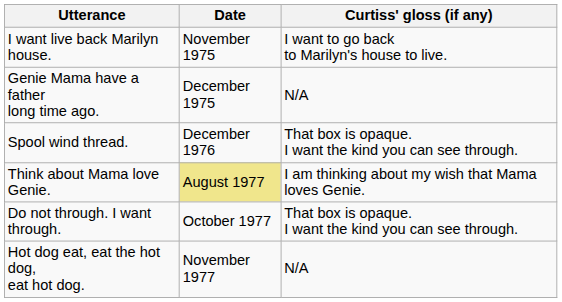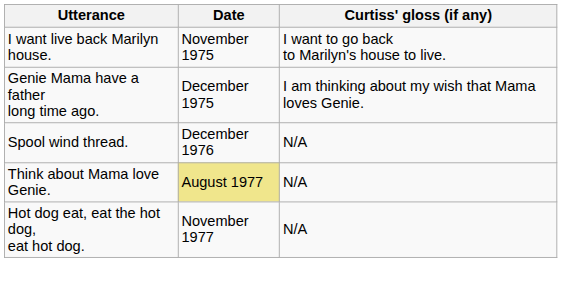(296, 94) N/A -> (409, 94) I am thinking about my wish that Mama loves Genie.
(401, 142) That box is opaque. I want the kind you can see through. -> (295, 142) N/A
(410, 182) I am thinking about my wish that Mama loves Genie. -> (295, 182) N/A
- row: (79, 221)
